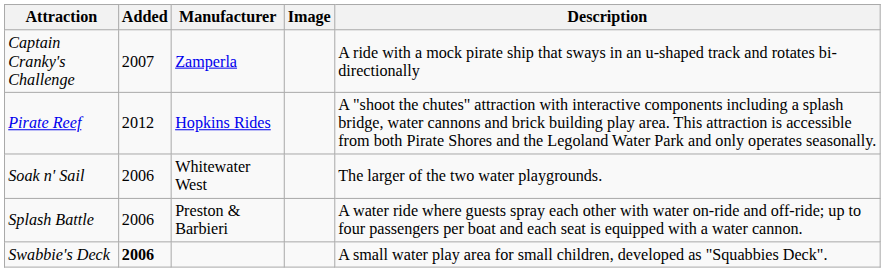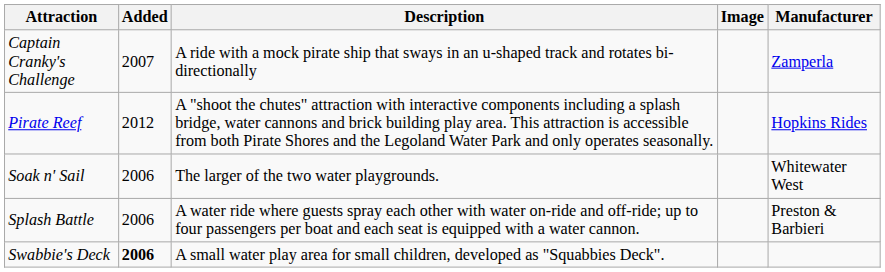columns swapped: (228, 17) <-> (607, 17)
